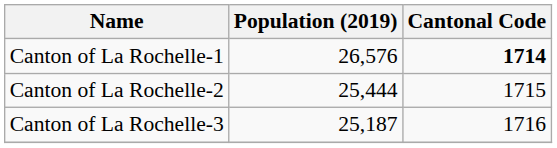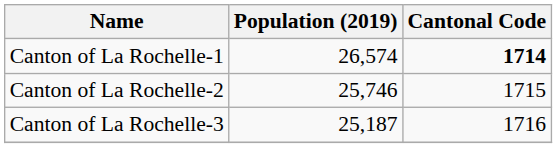(368, 55) 26,576 -> (368, 55) 26,574
(368, 90) 25,444 -> (368, 90) 25,746
